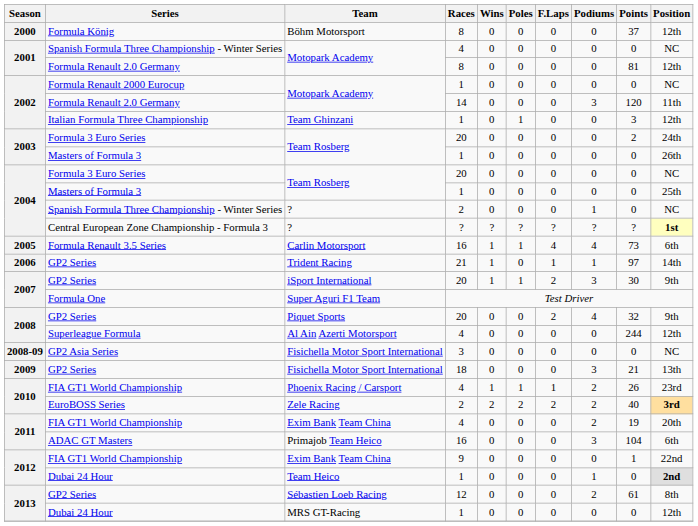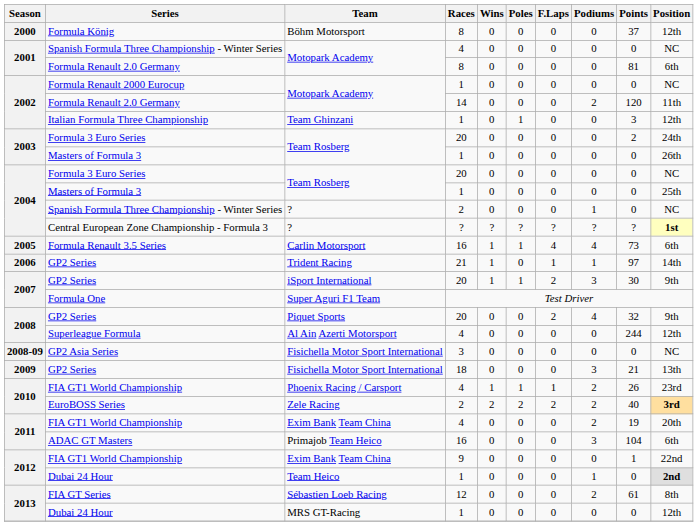(672, 67) 12th -> (672, 67) 6th
(594, 102) 3 -> (594, 102) 2
(72, 494) GP2 Series -> (79, 494) FIA GT Series
